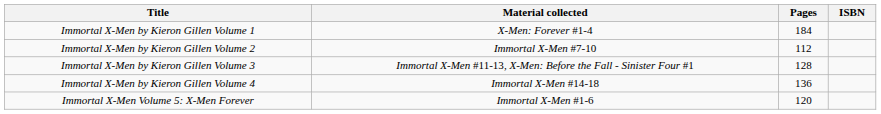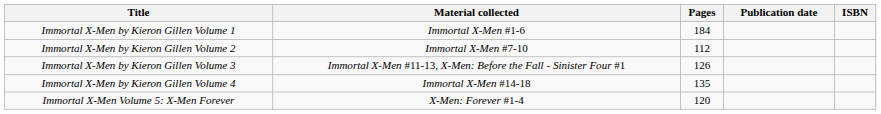+ column: (779, 13)
(545, 30) X-Men: Forever #1-4 -> (477, 30) Immortal X-Men #1-6
(803, 65) 128 -> (702, 65) 126
(803, 83) 136 -> (702, 83) 135
(545, 100) Immortal X-Men #1-6 -> (476, 100) X-Men: Forever #1-4
